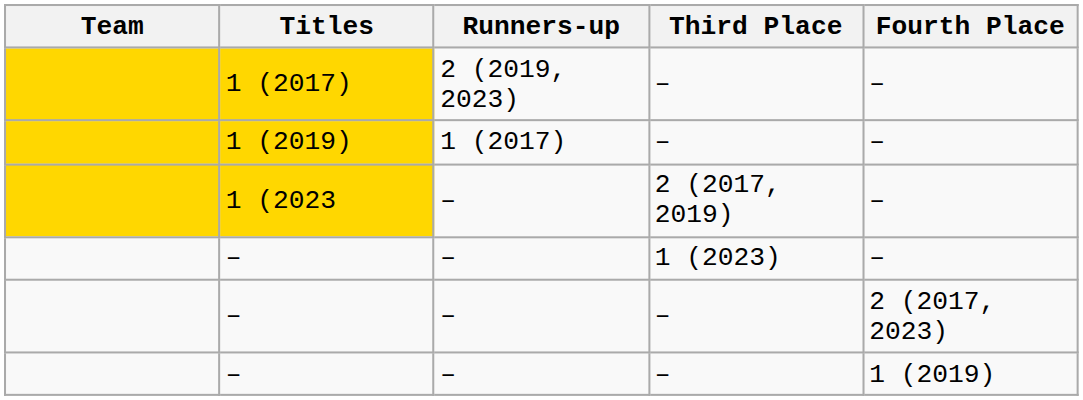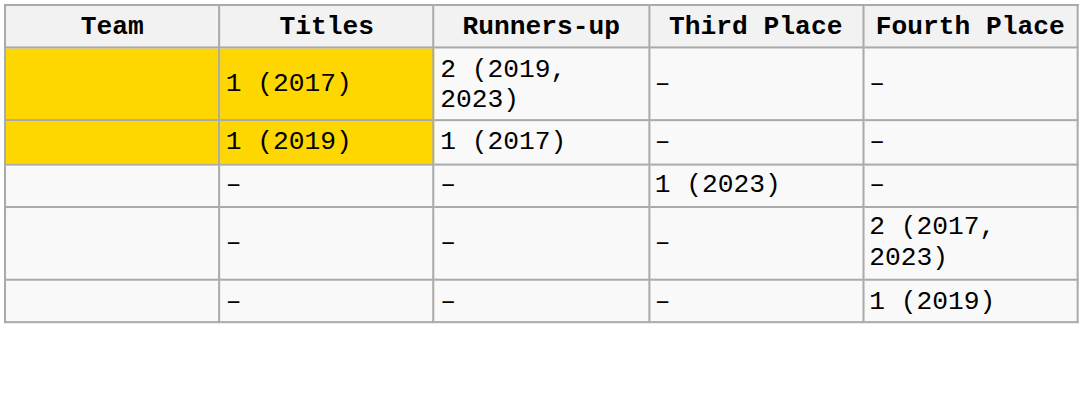- row: (281, 200)
